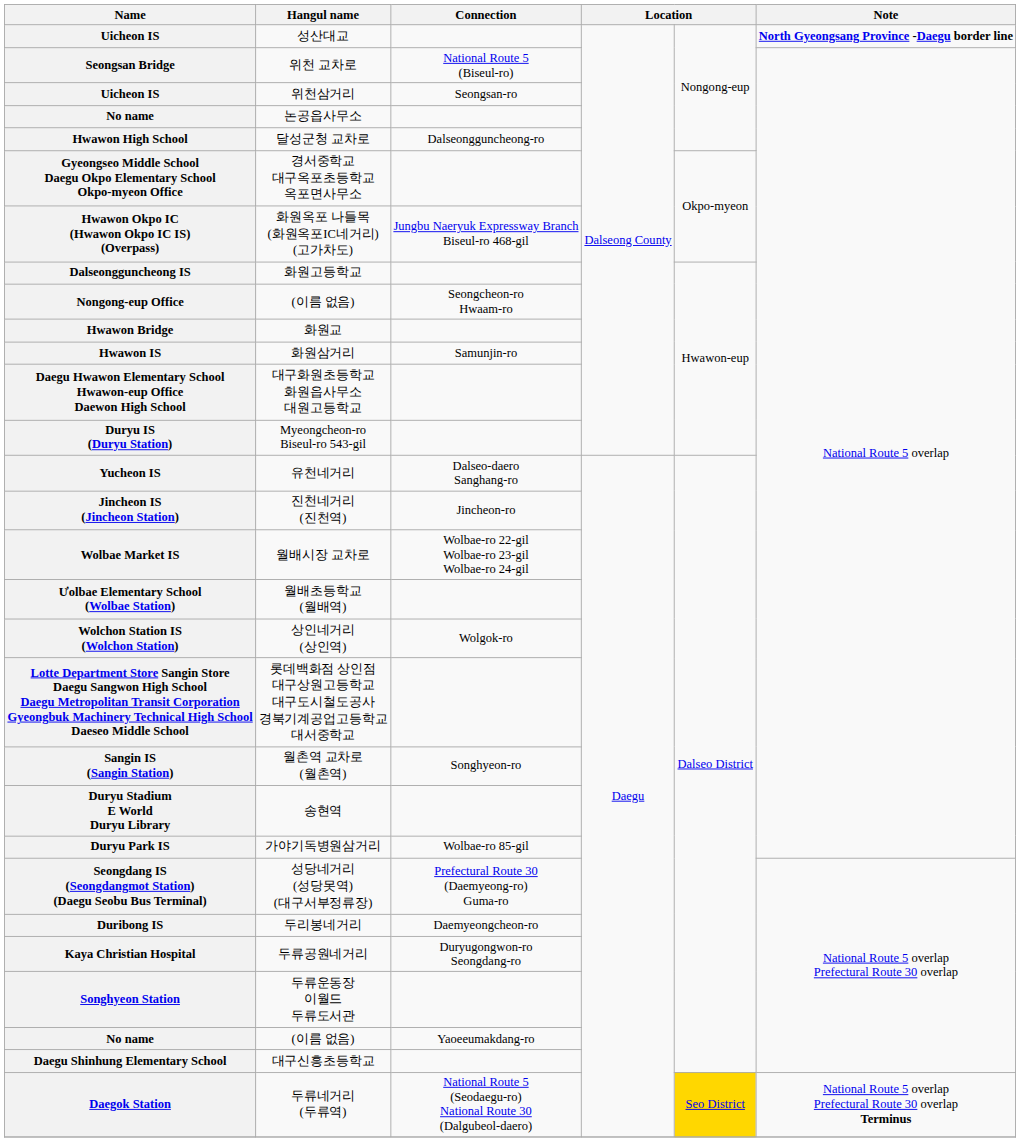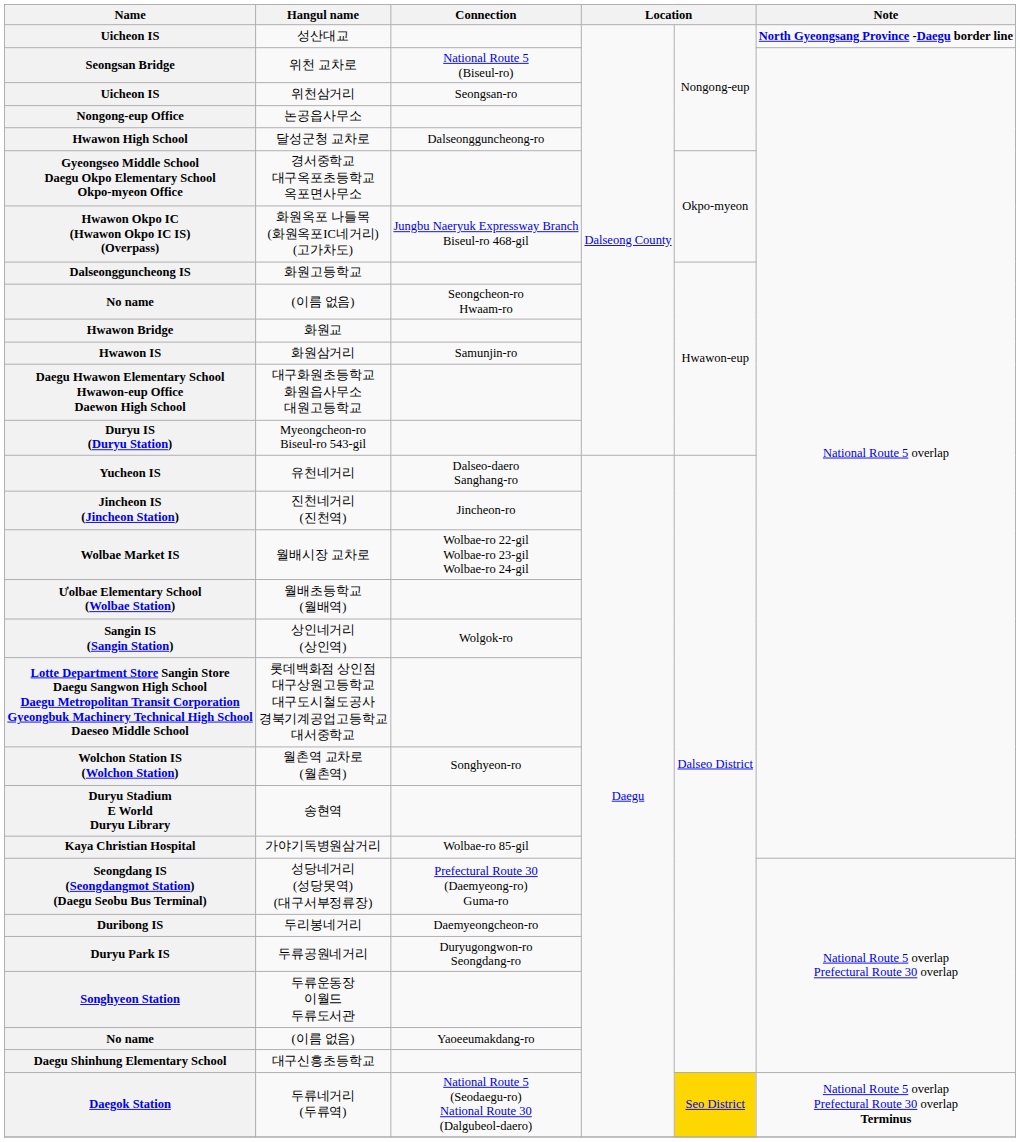(130, 116) No name -> (130, 116) Nongong-eup Office
(130, 301) Nongong-eup Office -> (130, 301) No name
(130, 638) Wolchon Station IS (Wolchon Station) -> (130, 638) Sangin IS (Sangin Station)
(130, 765) Sangin IS (Sangin Station) -> (130, 765) Wolchon Station IS (Wolchon Station)
(130, 846) Duryu Park IS -> (130, 846) Kaya Christian Hospital
(130, 953) Kaya Christian Hospital -> (130, 953) Duryu Park IS
